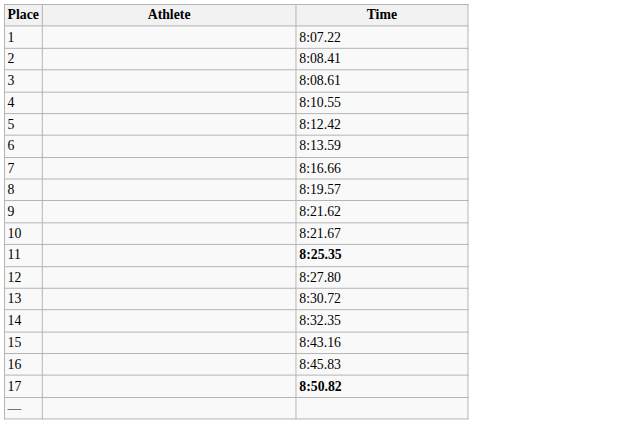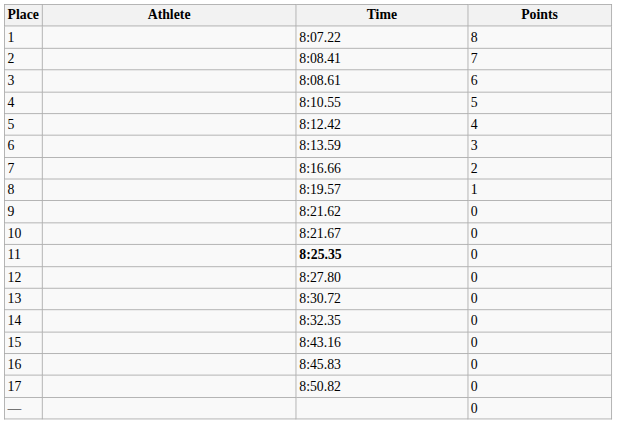+ column: (540, 15)
(321, 386) bold -> (320, 386) normal
